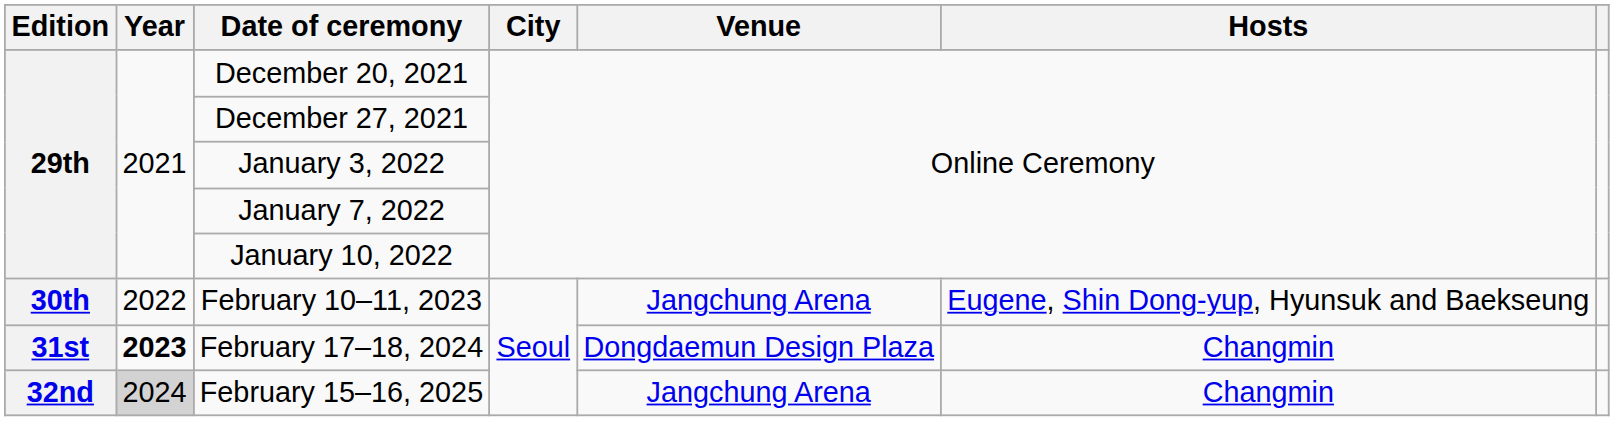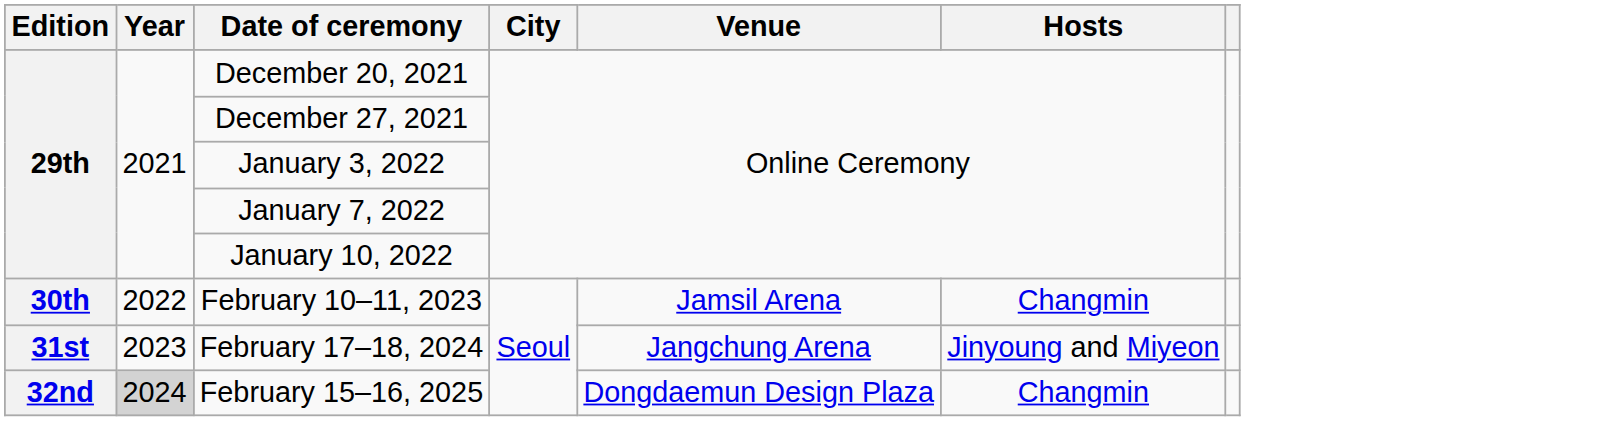(759, 301) Jangchung Arena -> (759, 301) Jamsil Arena
(1268, 301) Eugene, Shin Dong-yup, Hyunsuk and Baekseung -> (1083, 301) Changmin
(154, 347) bold -> (154, 347) normal
(759, 347) Dongdaemun Design Plaza -> (759, 347) Jangchung Arena
(1268, 347) Changmin -> (1083, 347) Jinyoung and Miyeon
(759, 392) Jangchung Arena -> (759, 392) Dongdaemun Design Plaza
